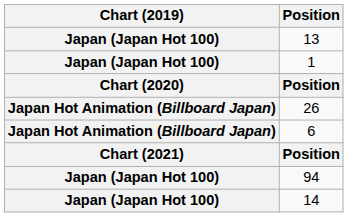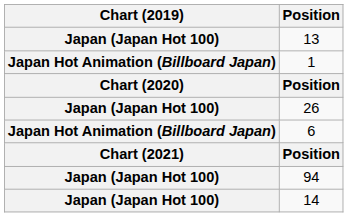(142, 62) Japan (Japan Hot 100) -> (142, 62) Japan Hot Animation (Billboard Japan)
(142, 108) Japan Hot Animation (Billboard Japan) -> (142, 108) Japan (Japan Hot 100)
